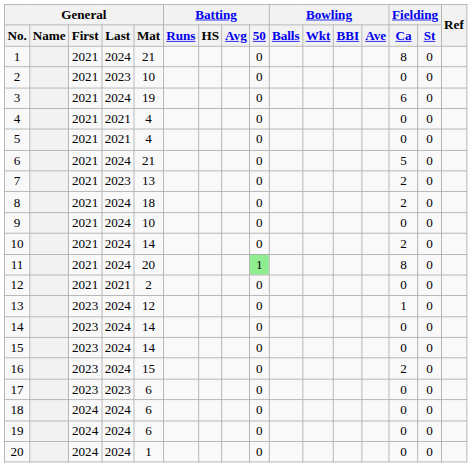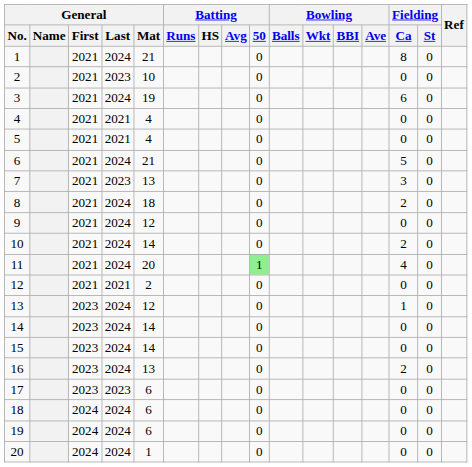(403, 181) 2 -> (403, 181) 3
(149, 222) 10 -> (149, 222) 12
(403, 264) 8 -> (403, 264) 4
(149, 368) 15 -> (149, 368) 13
